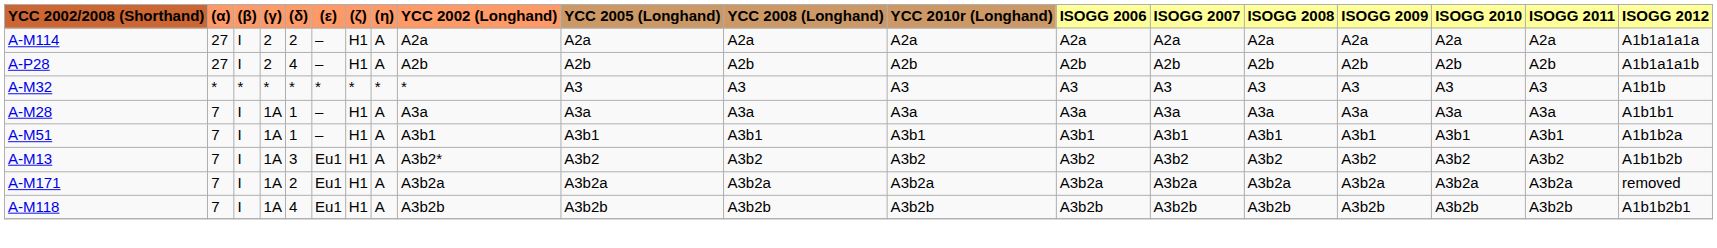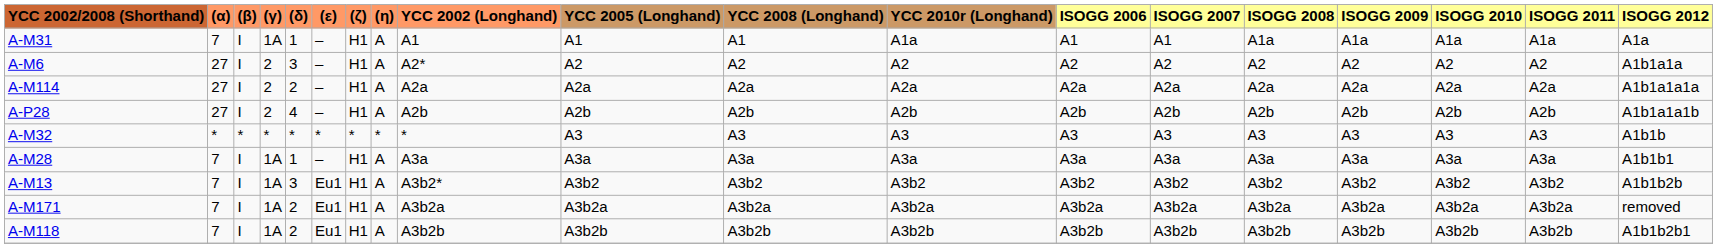+ row: (30, 40)
+ row: (26, 64)
- row: (30, 135)
(293, 207) 4 -> (293, 231) 2
